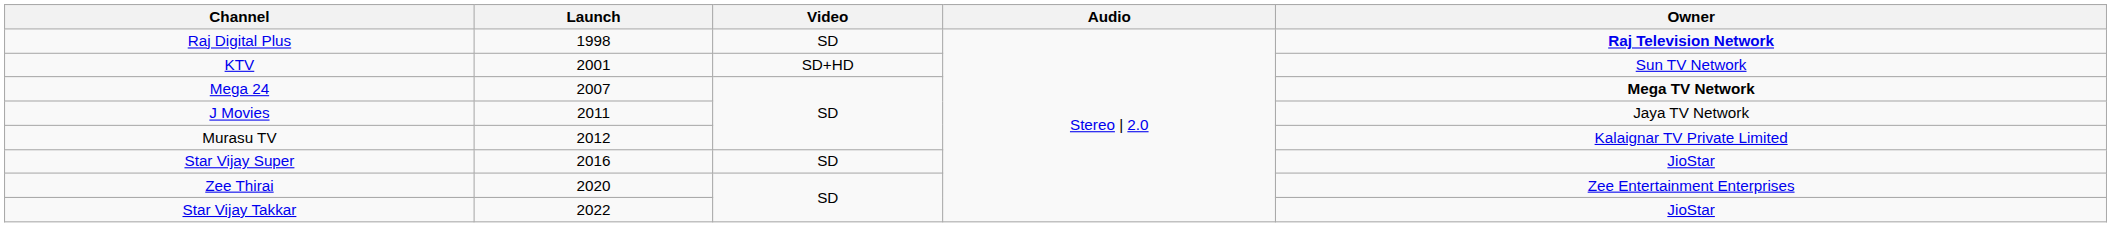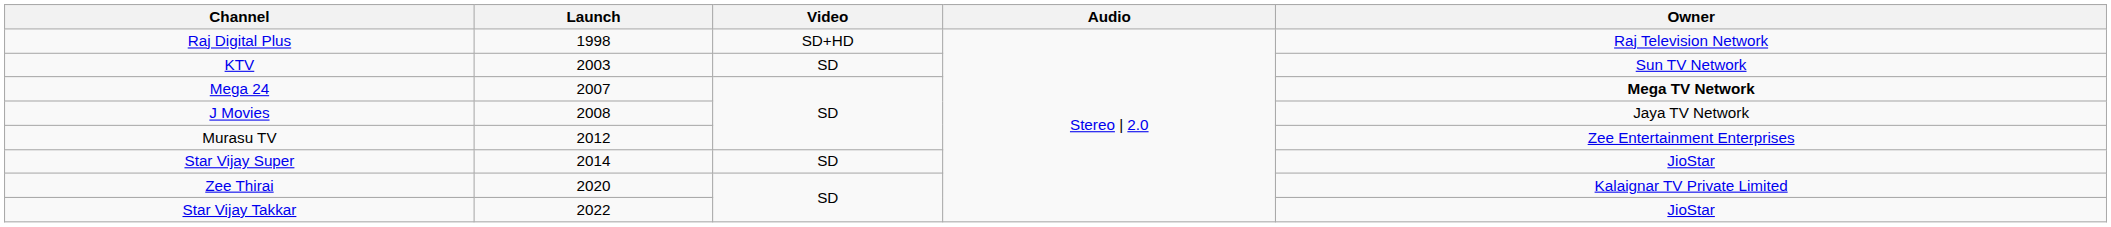(828, 41) SD -> (828, 41) SD+HD
(1691, 41) bold -> (1691, 41) normal
(594, 65) 2001 -> (594, 65) 2003
(828, 65) SD+HD -> (828, 65) SD
(594, 113) 2011 -> (594, 113) 2008
(1691, 138) Kalaignar TV Private Limited -> (1691, 138) Zee Entertainment Enterprises
(594, 162) 2016 -> (594, 162) 2014
(1691, 186) Zee Entertainment Enterprises -> (1691, 186) Kalaignar TV Private Limited
